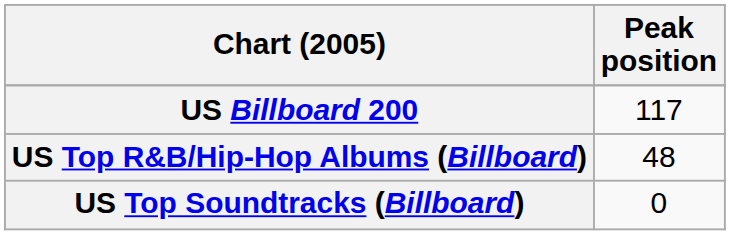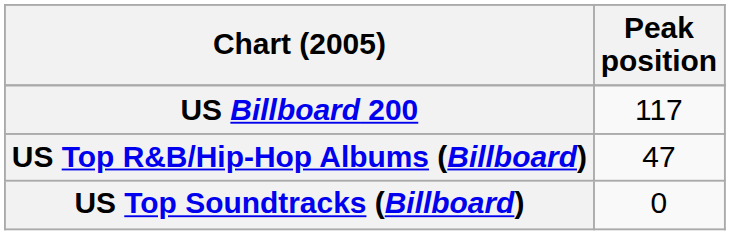(659, 156) 48 -> (659, 156) 47
